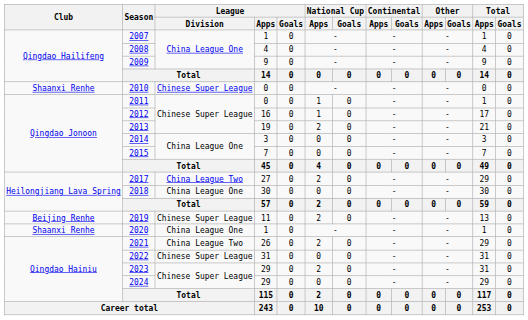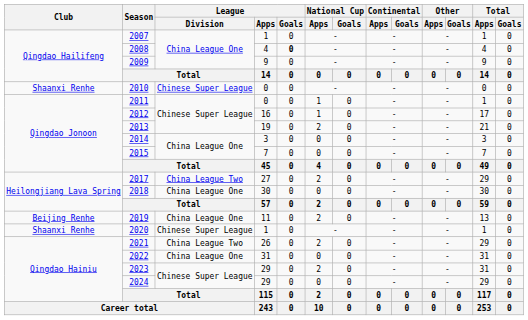(291, 50) normal -> (291, 50) bold
(205, 218) Chinese Super League -> (205, 218) China League One
(205, 230) China League One -> (205, 230) Chinese Super League
(205, 256) Chinese Super League -> (205, 256) China League One
